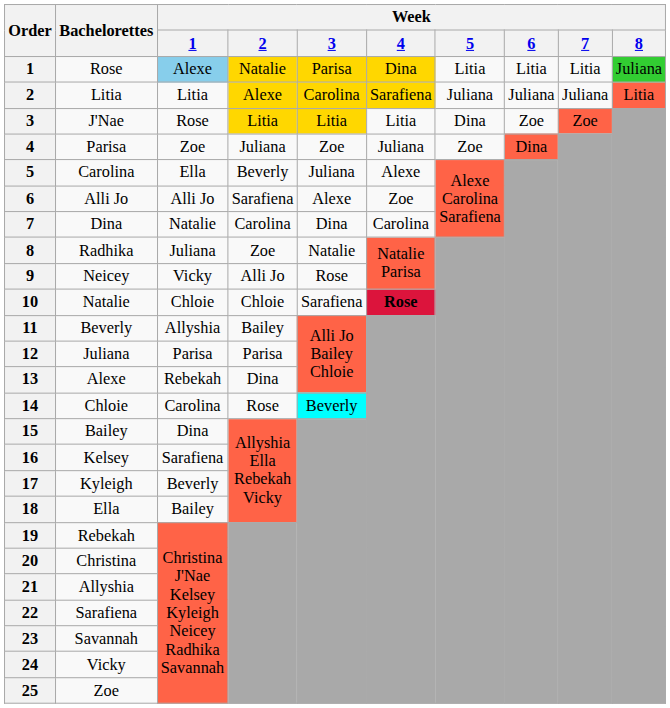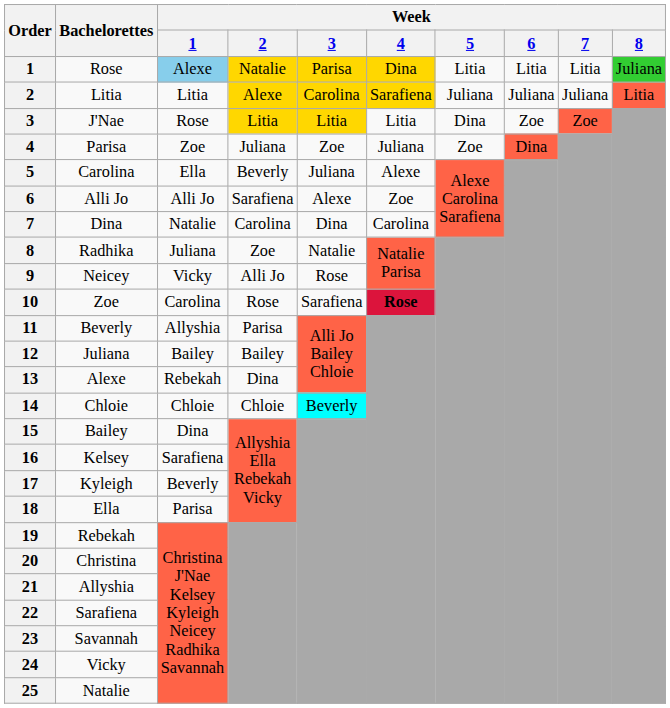(106, 302) Natalie -> (106, 302) Zoe
(193, 302) Chloie -> (193, 302) Carolina
(263, 302) Chloie -> (263, 302) Rose
(263, 328) Bailey -> (263, 328) Parisa
(193, 353) Parisa -> (193, 353) Bailey
(263, 353) Parisa -> (263, 353) Bailey
(193, 405) Carolina -> (193, 405) Chloie
(263, 405) Rose -> (263, 405) Chloie
(193, 509) Bailey -> (193, 509) Parisa
(106, 690) Zoe -> (106, 690) Natalie
